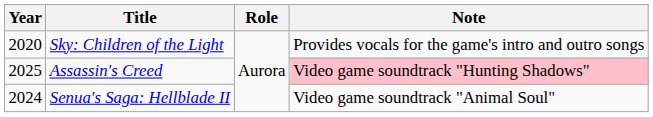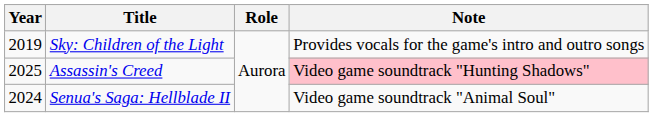(25, 44) 2020 -> (25, 44) 2019
